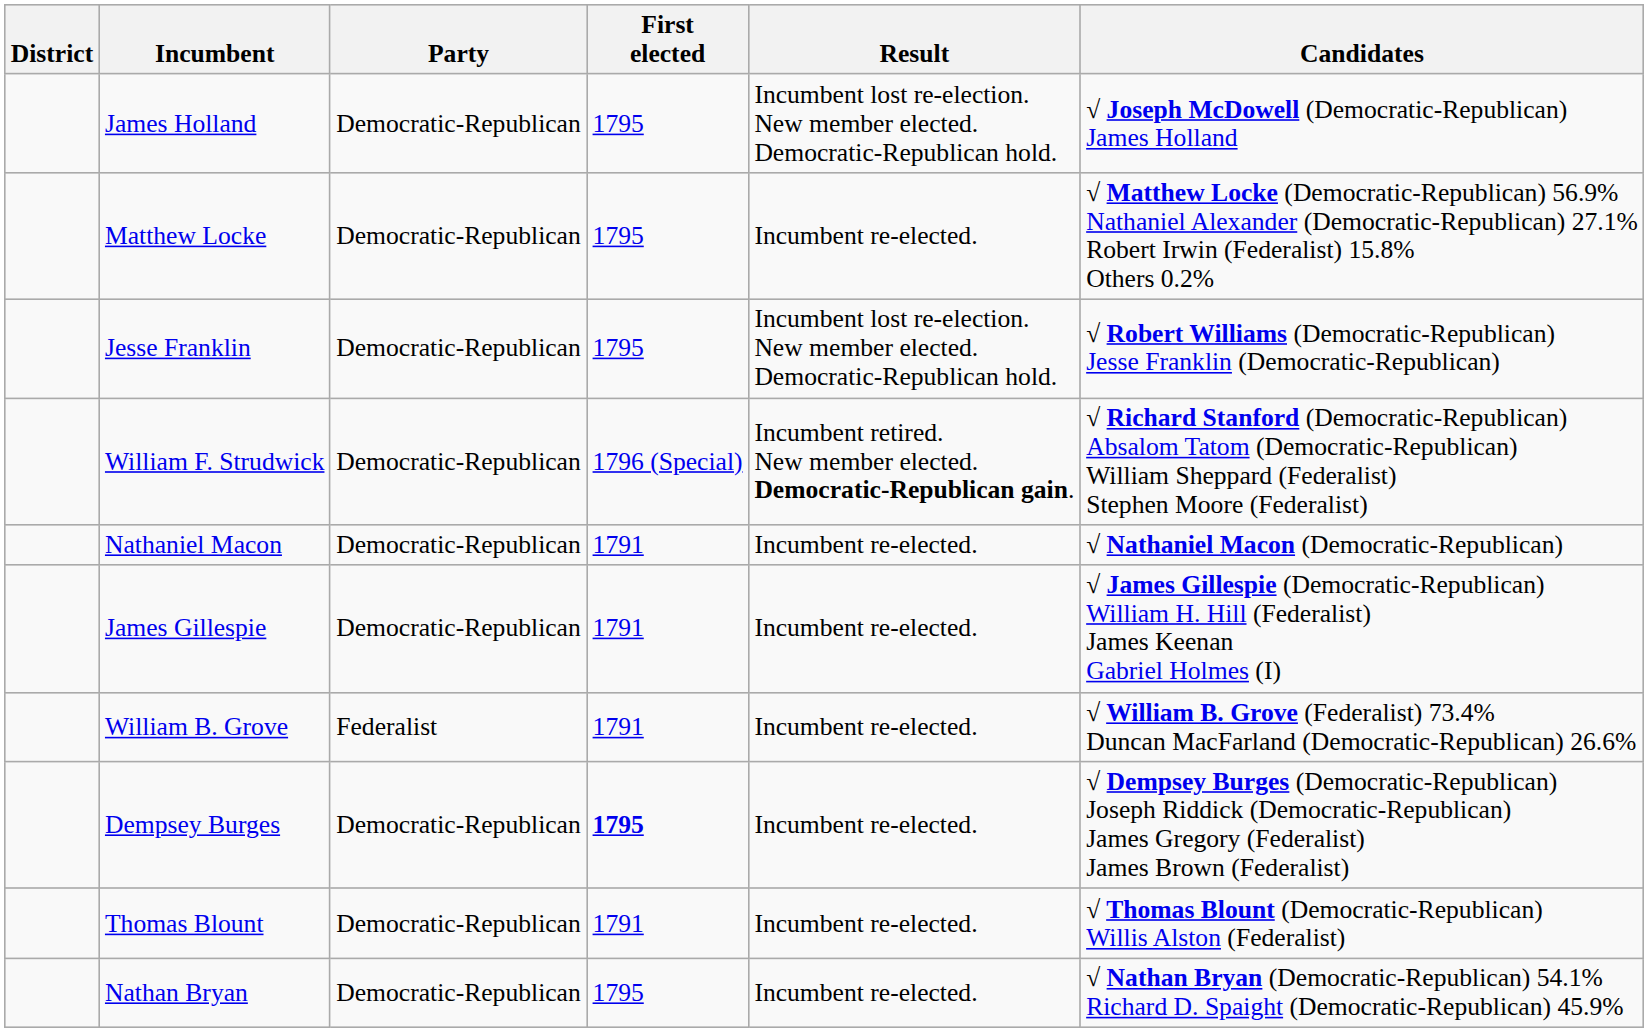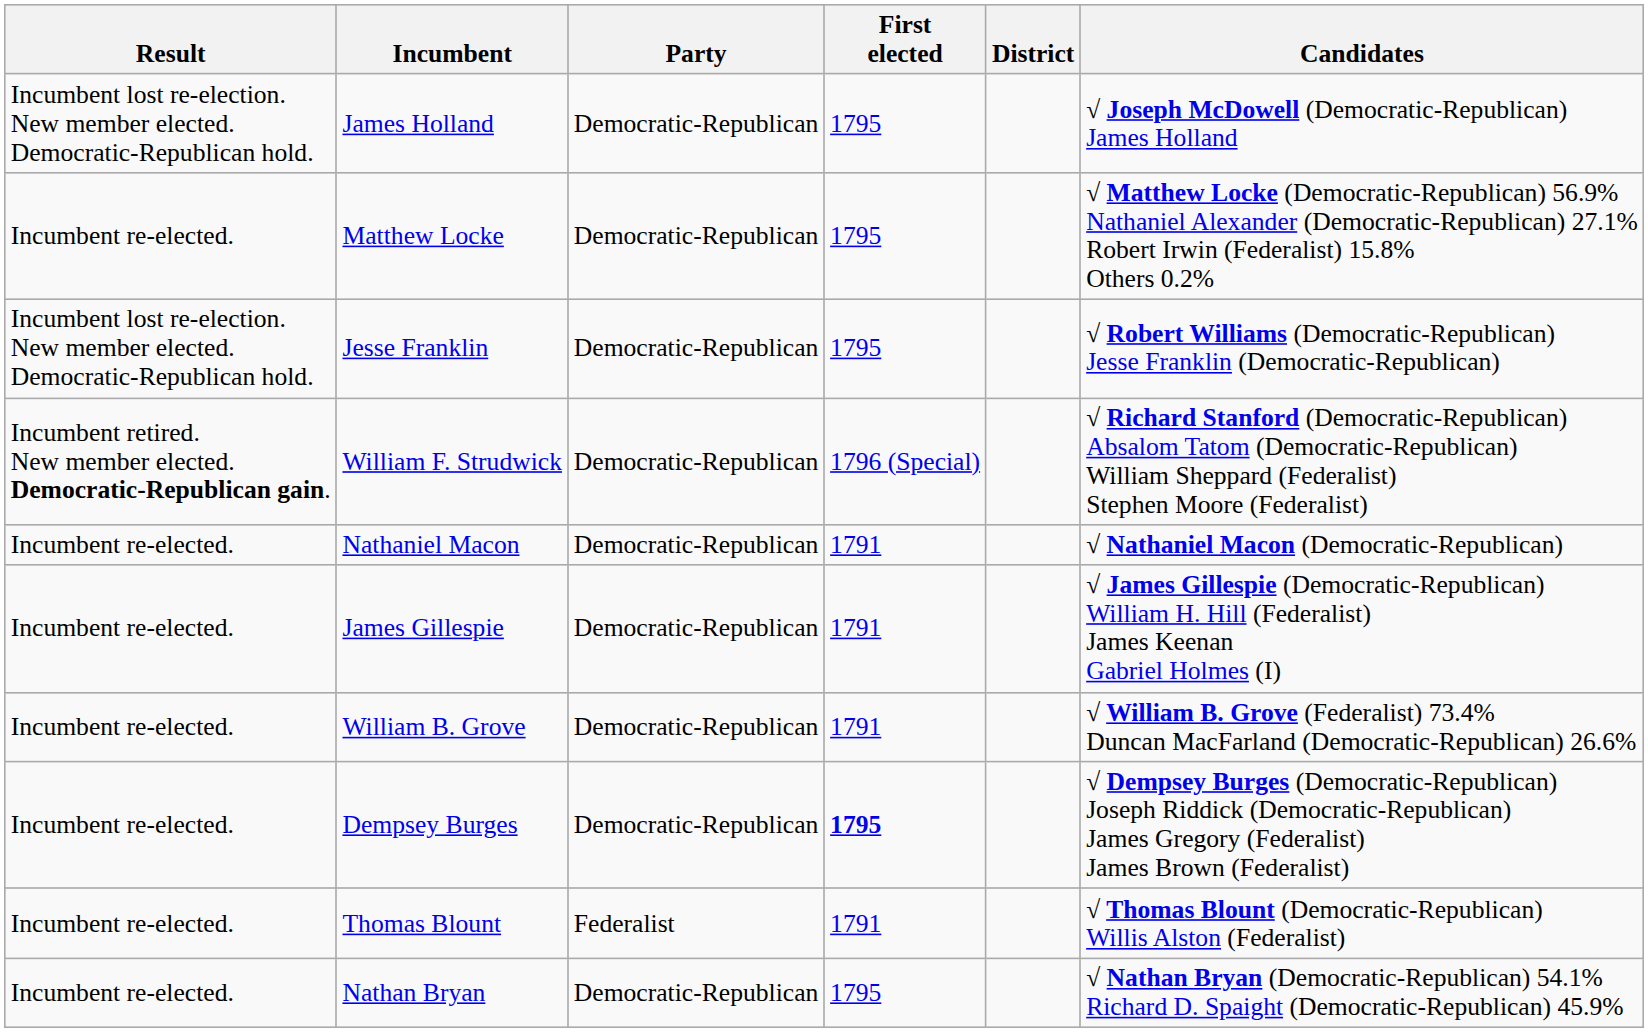columns swapped: (52, 53) <-> (914, 53)
(387, 726) Federalist -> (696, 726) Democratic-Republican
(459, 923) Democratic-Republican -> (624, 923) Federalist
